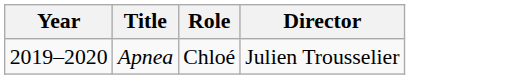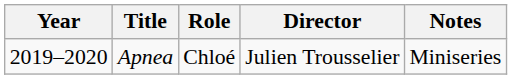+ column: (455, 21)
